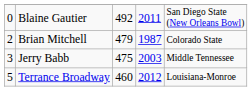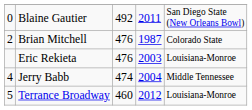(124, 40) 479 -> (124, 40) 476
+ row: (47, 58)
(10, 58) 3 -> (10, 77) 4
(124, 58) 475 -> (124, 77) 474
(150, 58) 2003 -> (150, 77) 2004
